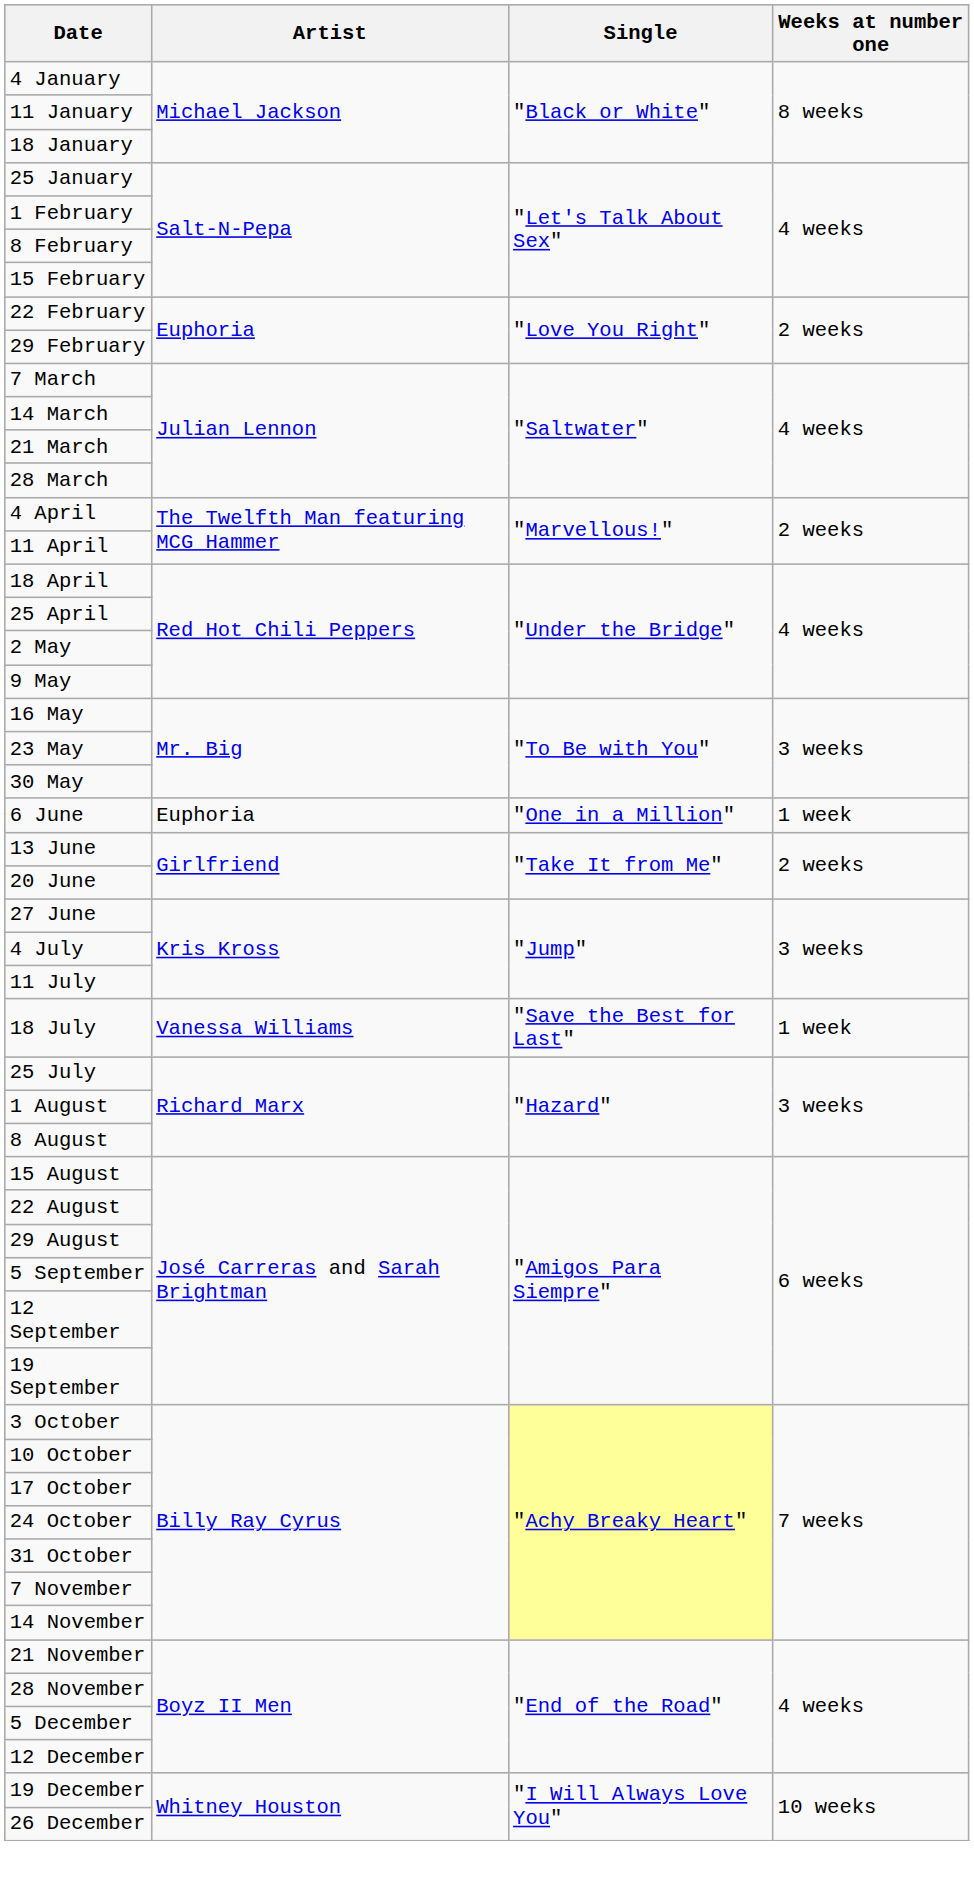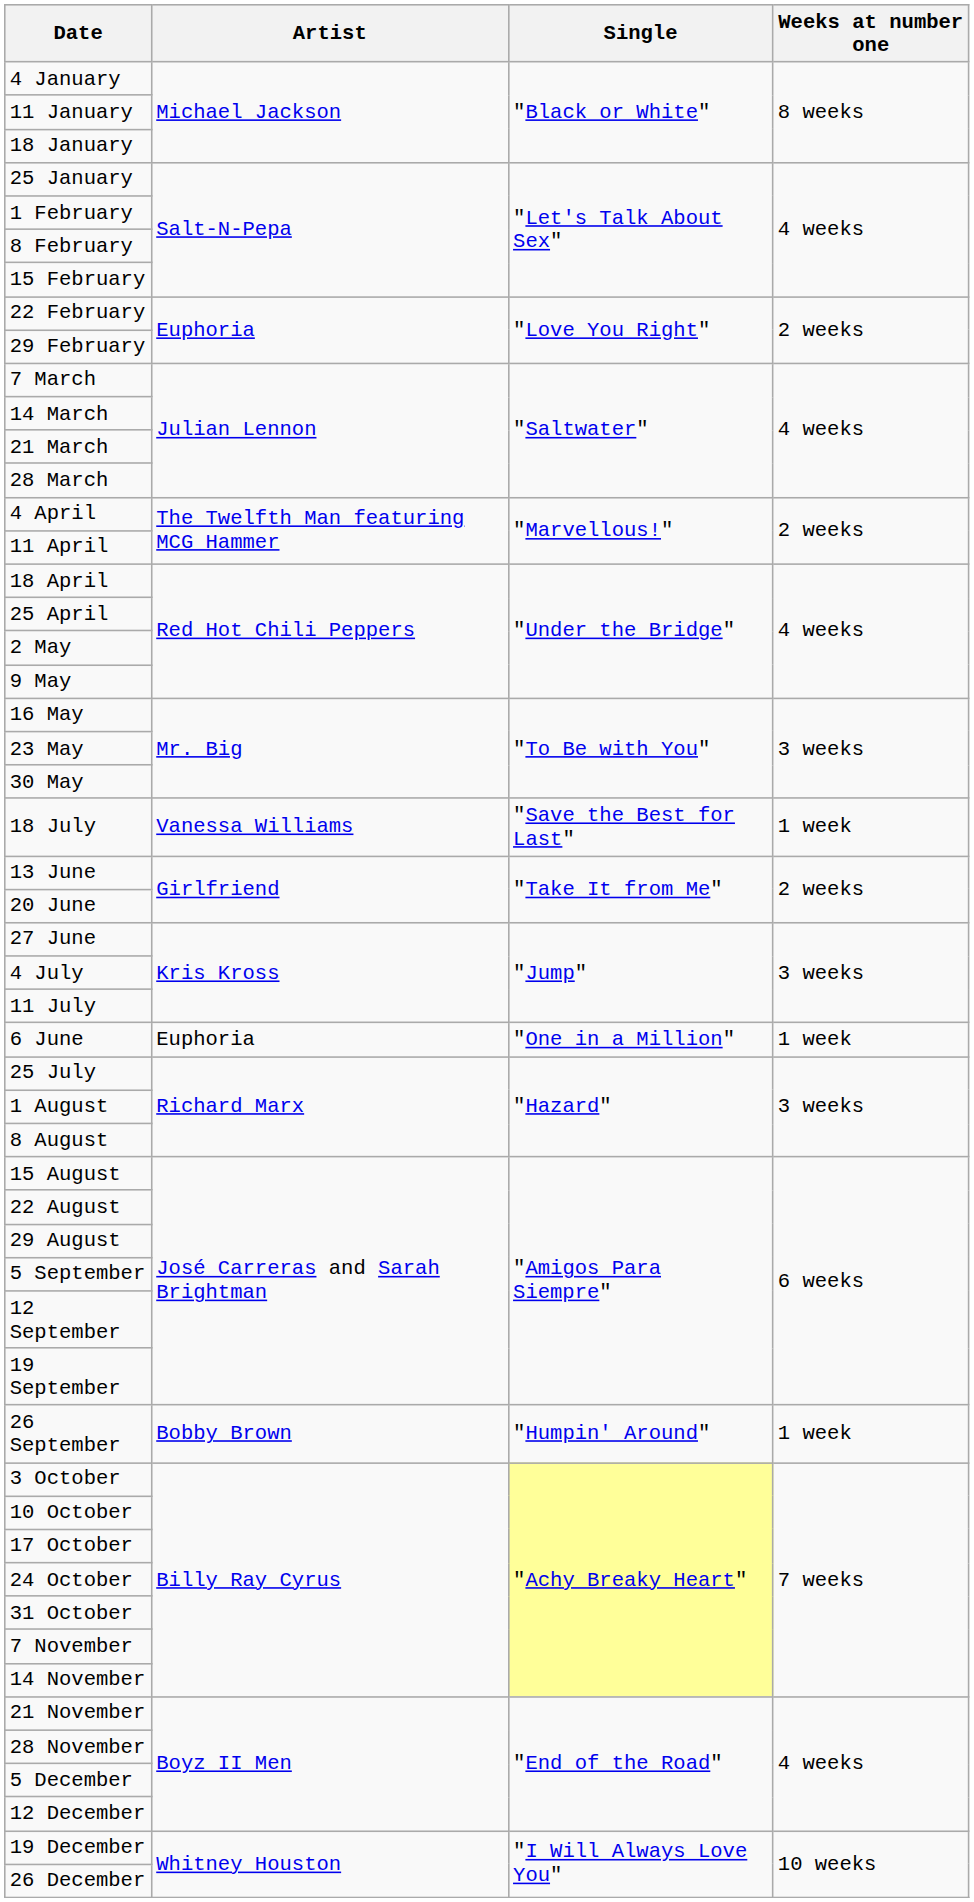rows swapped: (47, 815) <-> (53, 1028)
+ row: (65, 1434)
